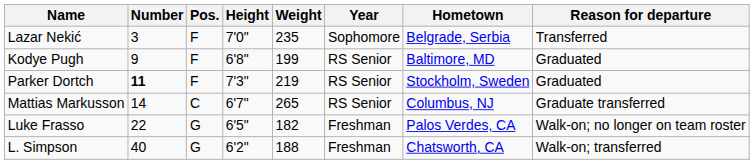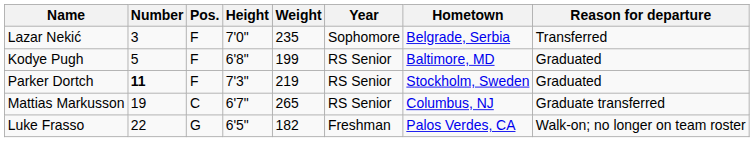(135, 59) 9 -> (135, 59) 5
(139, 103) 14 -> (139, 103) 19
- row: (42, 147)
